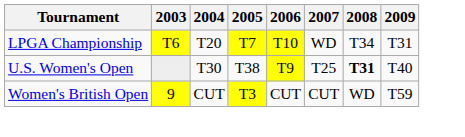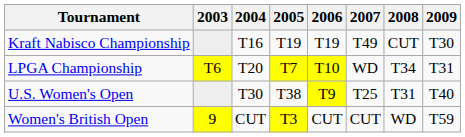+ row: (99, 43)
(362, 68) bold -> (403, 94) normal
